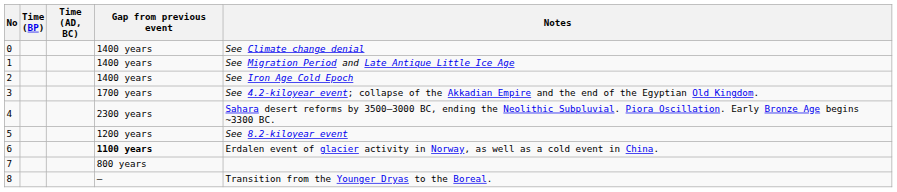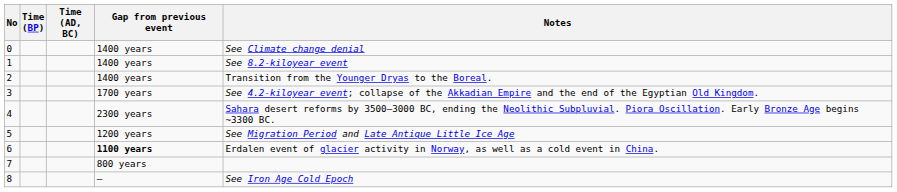(370, 63) See Migration Period and Late Antique Little Ice Age -> (287, 63) See 8.2-kiloyear event
(289, 78) See Iron Age Cold Epoch -> (359, 78) Transition from the Younger Dryas to the Boreal.
(287, 134) See 8.2-kiloyear event -> (370, 134) See Migration Period and Late Antique Little Ice Age
(359, 179) Transition from the Younger Dryas to the Boreal. -> (289, 179) See Iron Age Cold Epoch
